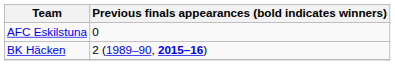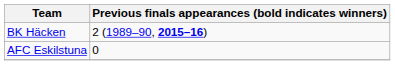rows swapped: (36, 50) <-> (47, 32)
